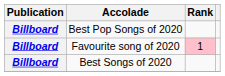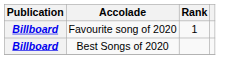- row: (125, 29)
(200, 46) pink background -> (194, 29) no background
